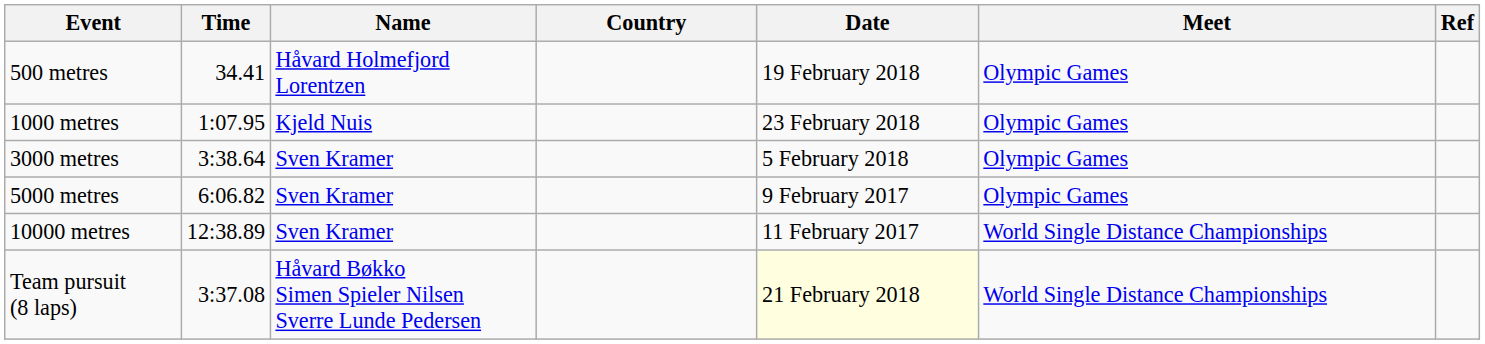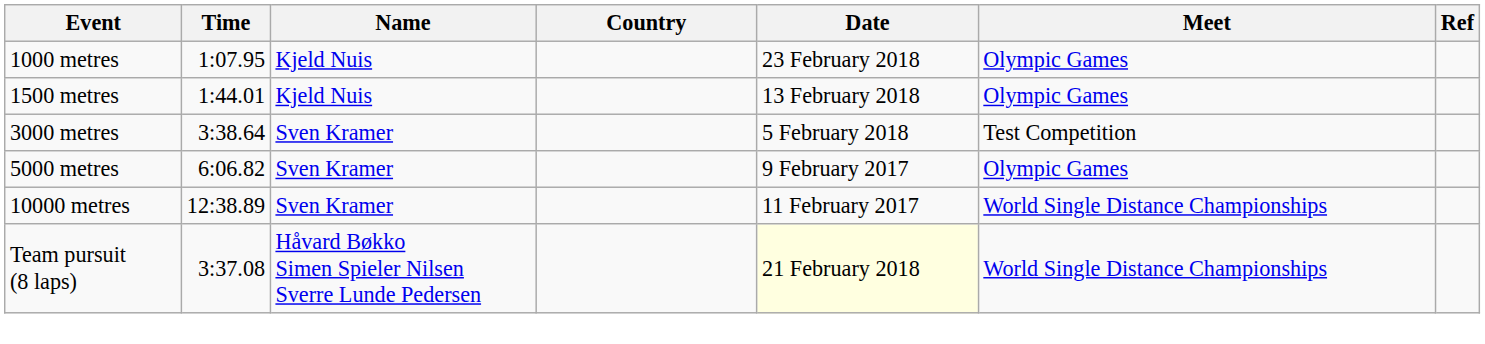- row: (59, 72)
+ row: (64, 96)
(1056, 159) Olympic Games -> (1060, 132) Test Competition
